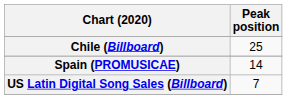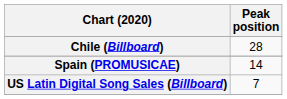(256, 46) 25 -> (256, 46) 28
